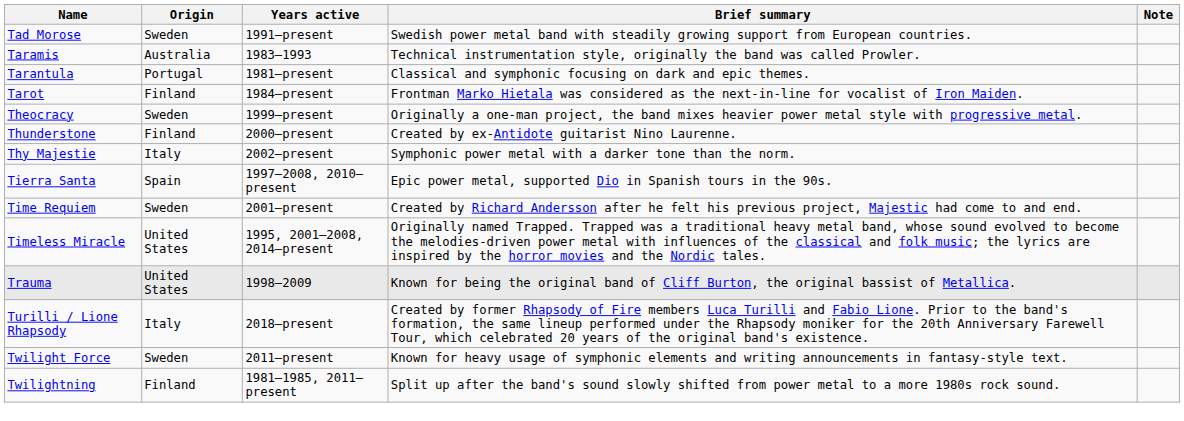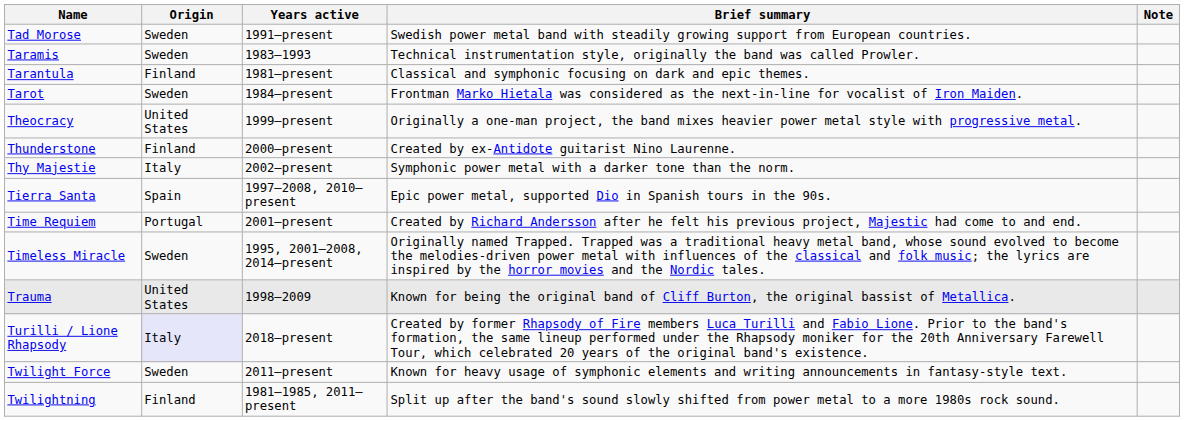(177, 54) Australia -> (166, 54) Sweden
(174, 74) Portugal -> (170, 74) Finland
(170, 94) Finland -> (166, 94) Sweden
(166, 114) Sweden -> (166, 121) United States
(166, 208) Sweden -> (174, 222) Portugal
(166, 242) United States -> (166, 256) Sweden
(163, 324) no background -> (163, 338) lavender background
